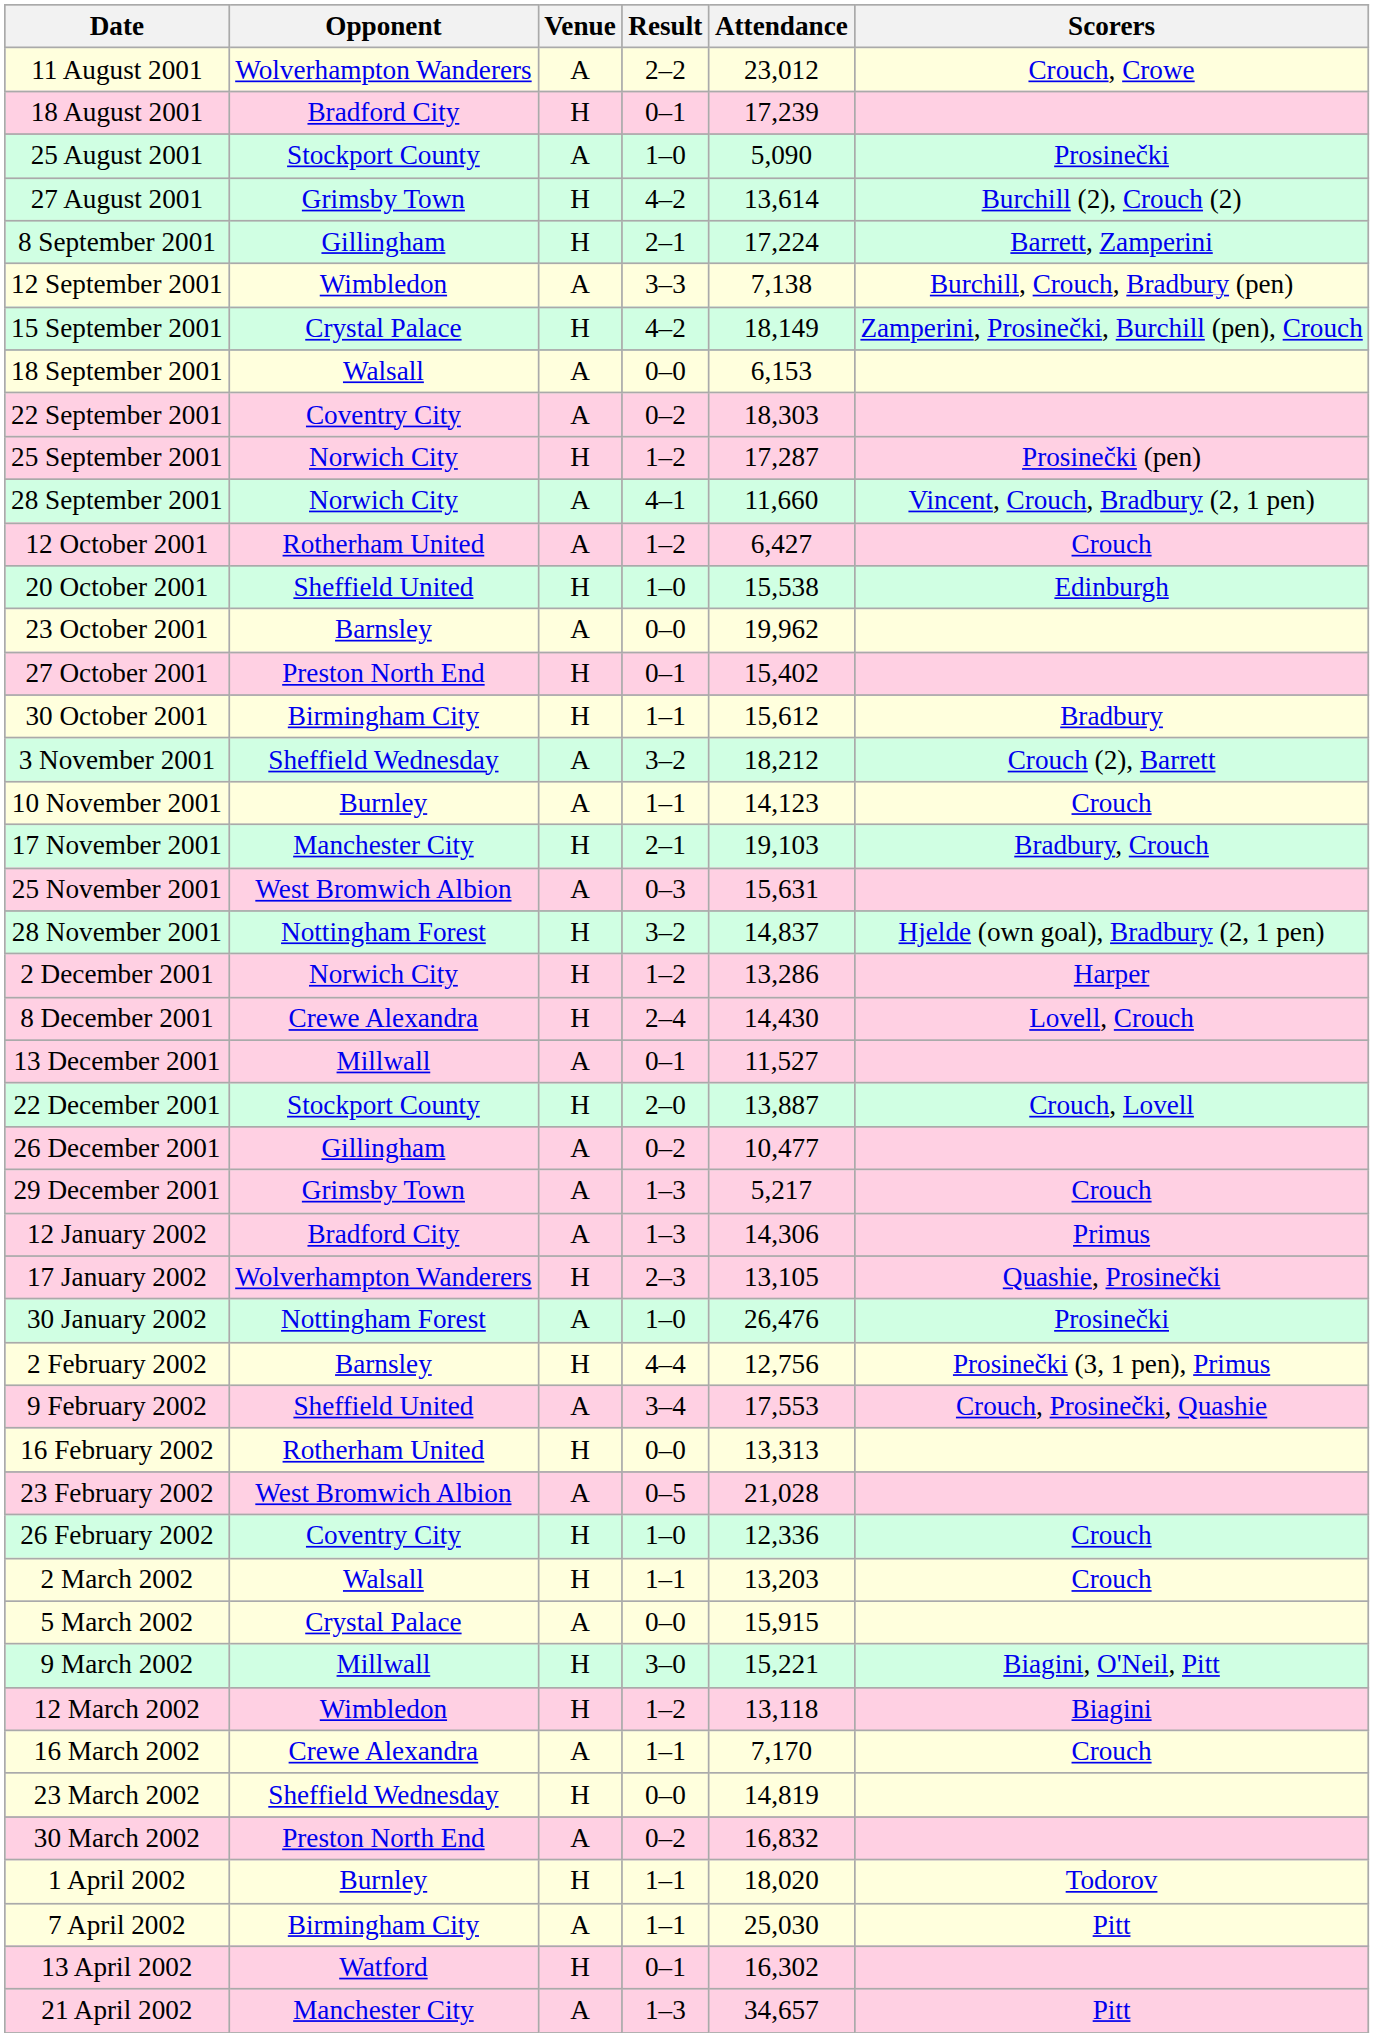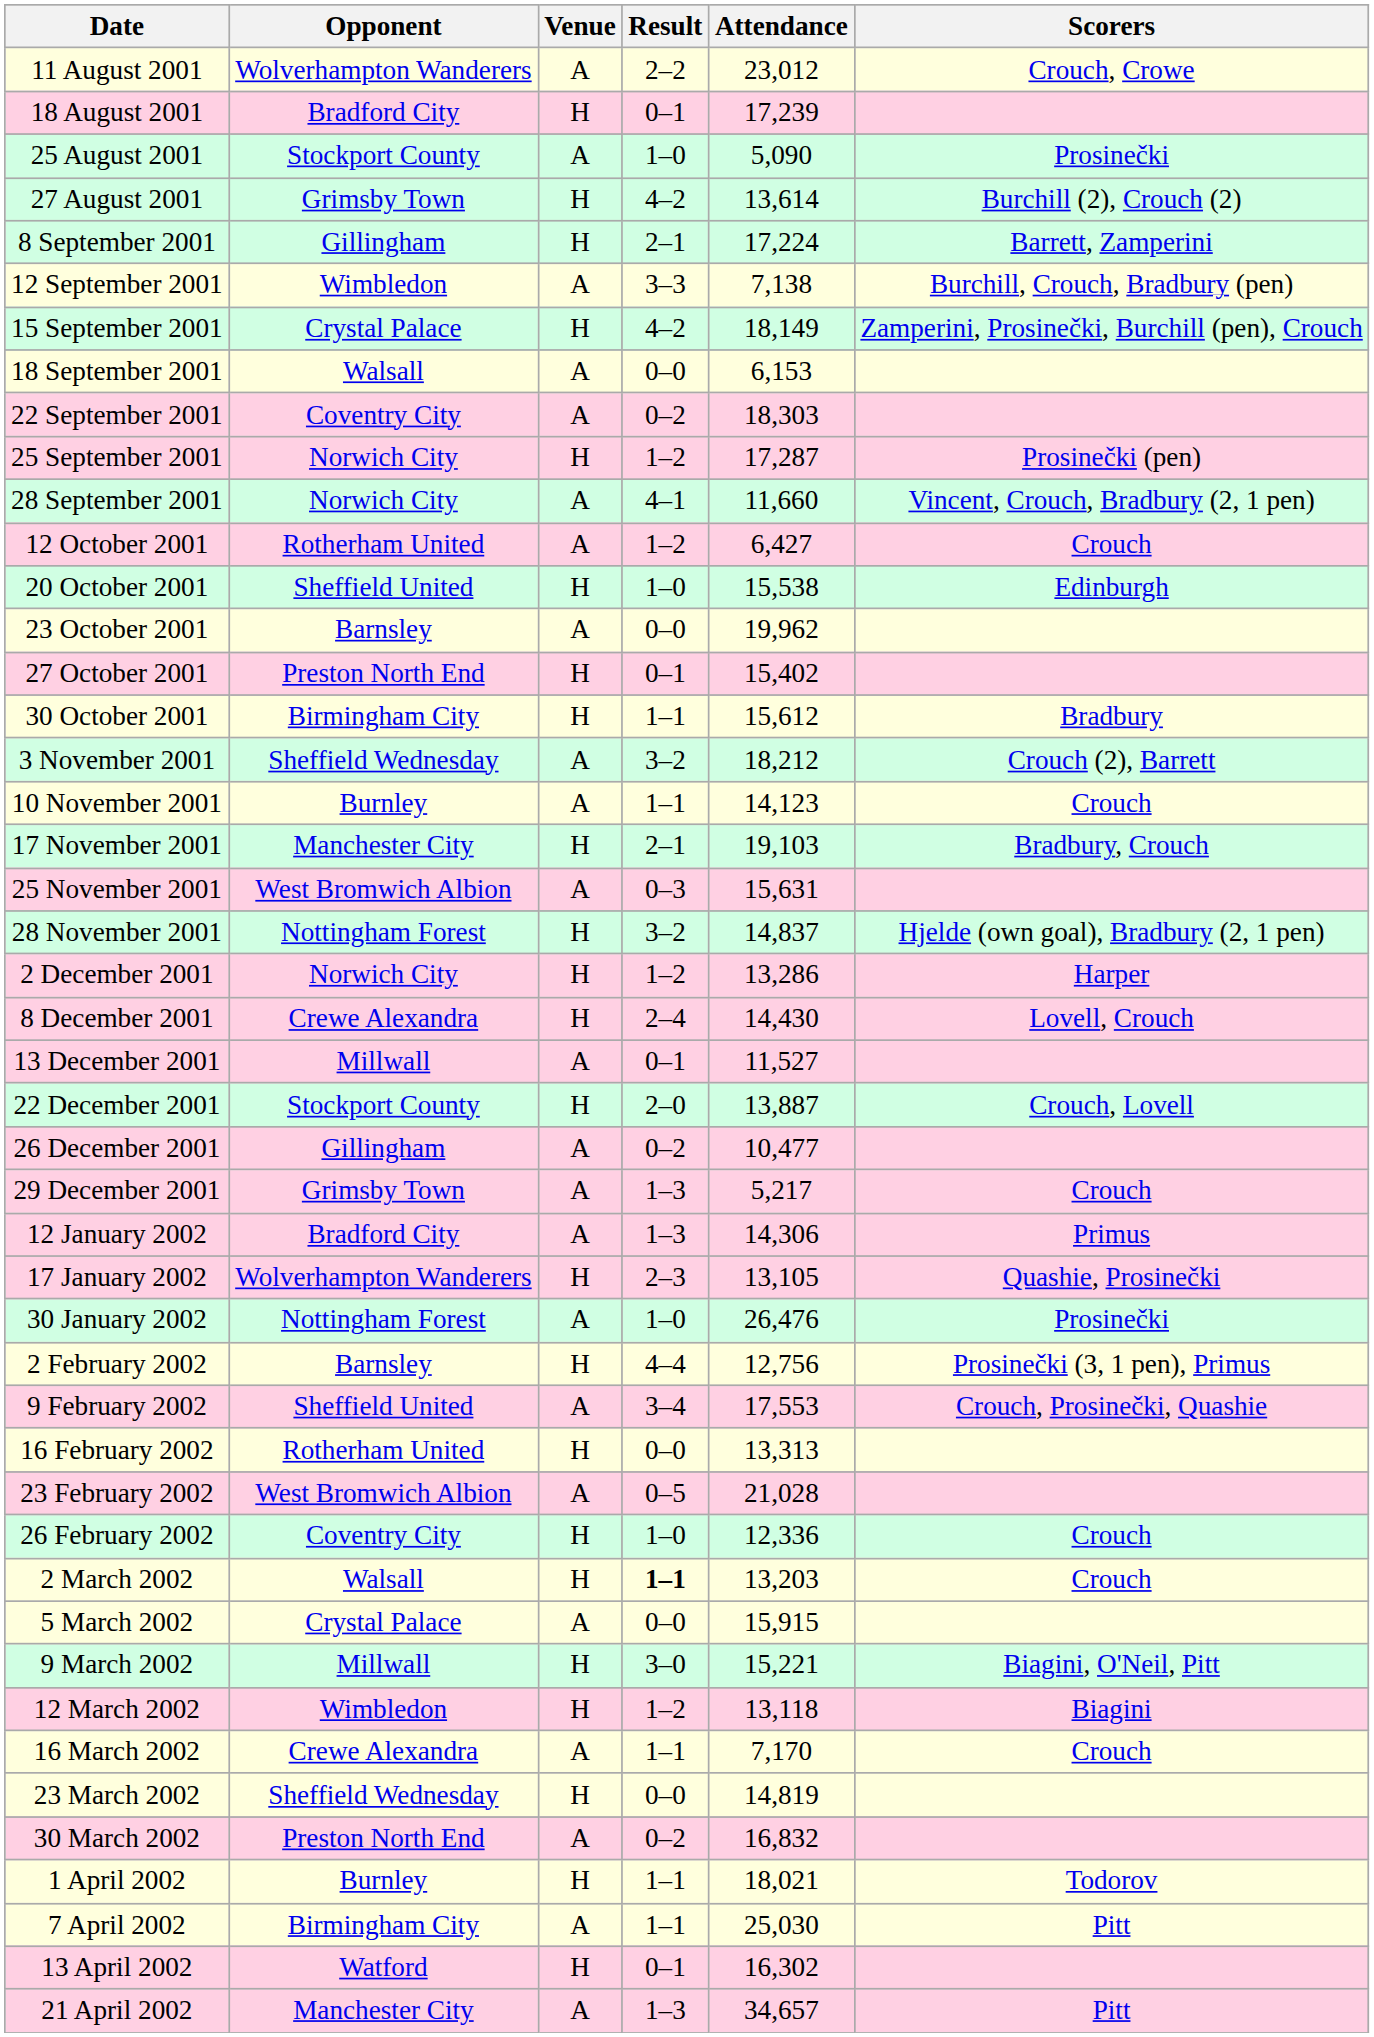(665, 1579) normal -> (665, 1579) bold
(781, 1880) 18,020 -> (781, 1880) 18,021
